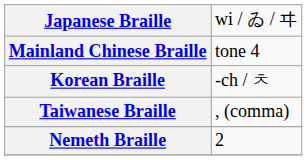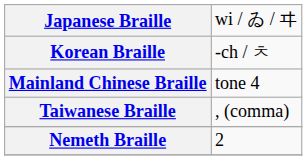rows swapped: (108, 81) <-> (108, 50)
